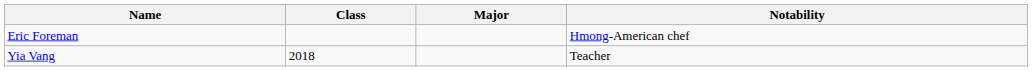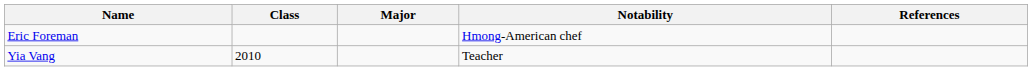+ column: (929, 14)
(302, 55) 2018 -> (248, 55) 2010
